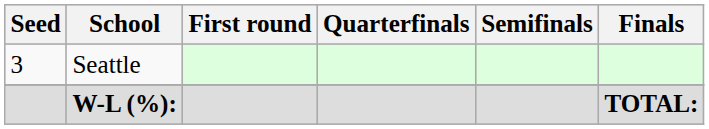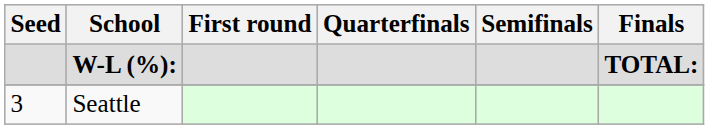rows swapped: (107, 64) <-> (125, 104)
